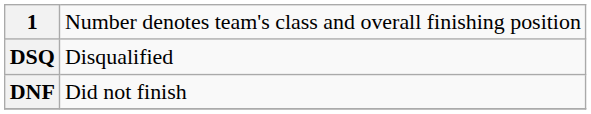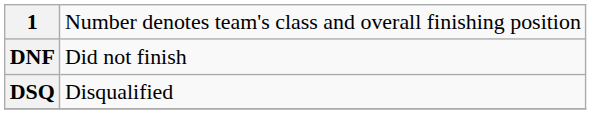rows swapped: (32, 91) <-> (32, 56)
